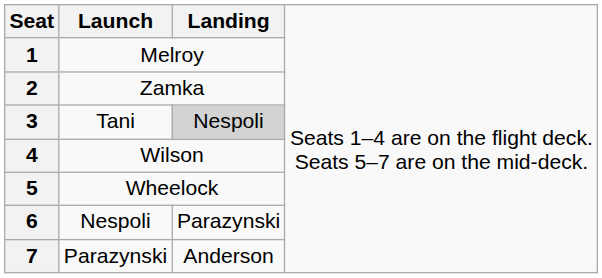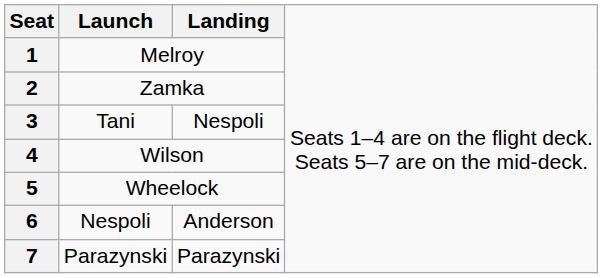(229, 121) lightgrey background -> (229, 121) no background
(229, 222) Parazynski -> (229, 222) Anderson
(229, 255) Anderson -> (229, 255) Parazynski
